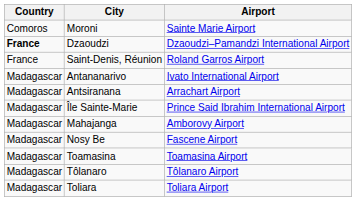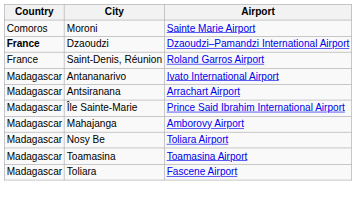(202, 140) Fascene Airport -> (197, 140) Toliara Airport
- row: (87, 172)
(197, 188) Toliara Airport -> (202, 172) Fascene Airport
